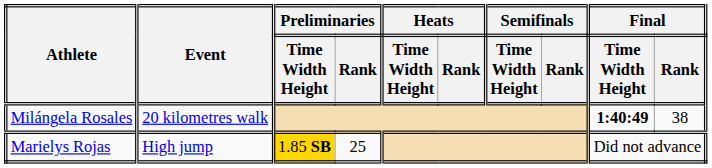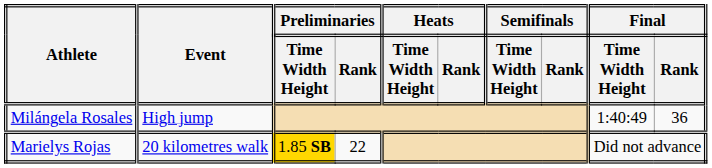(205, 118) 20 kilometres walk -> (178, 118) High jump
(622, 118) bold -> (622, 118) normal
(680, 118) 38 -> (680, 118) 36
(178, 147) High jump -> (205, 147) 20 kilometres walk
(358, 147) 25 -> (358, 147) 22
